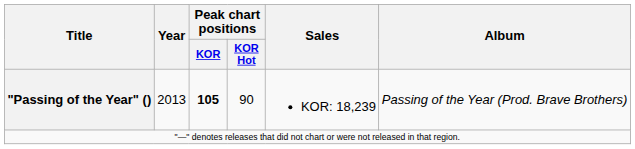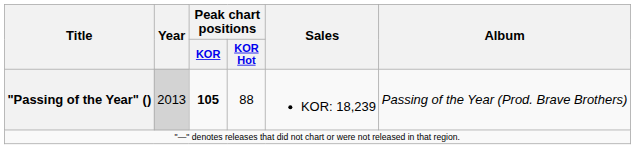(172, 99) no background -> (172, 99) lightgrey background
(246, 99) 90 -> (246, 99) 88
